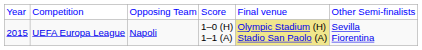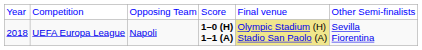(17, 32) 2015 -> (17, 32) 2018
(217, 32) normal -> (217, 32) bold
